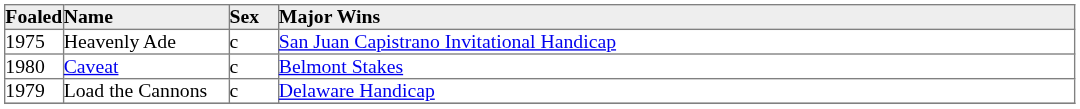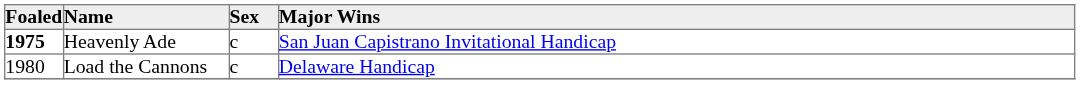(25, 41) normal -> (25, 41) bold
- row: (91, 66)
(25, 90) 1979 -> (25, 66) 1980
